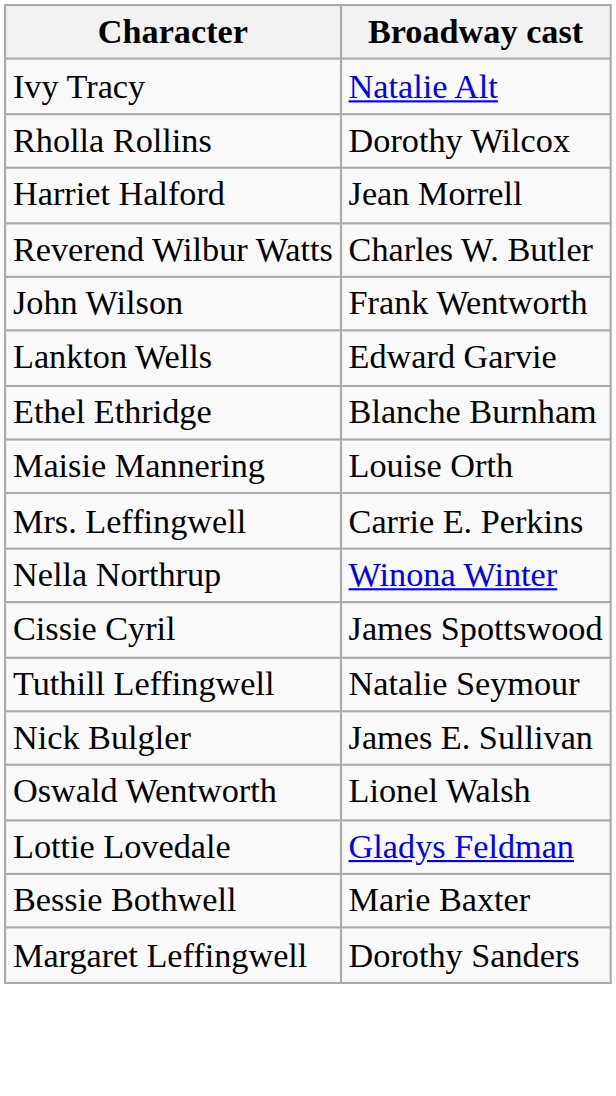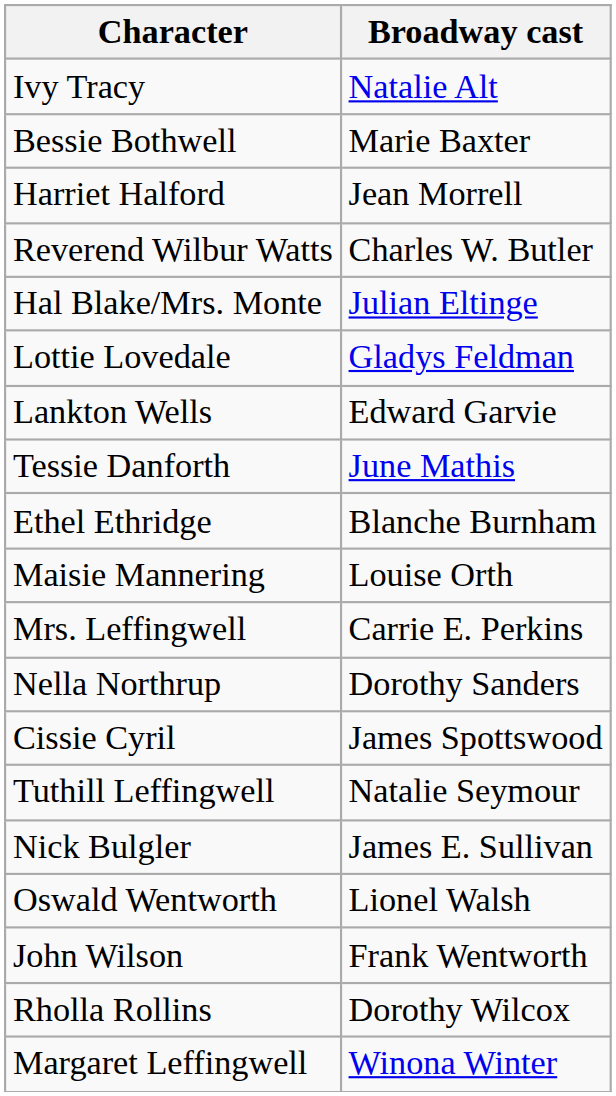rows swapped: (125, 900) <-> (112, 140)
+ row: (167, 303)
rows swapped: (122, 846) <-> (98, 303)
+ row: (122, 466)
(453, 574) Winona Winter -> (464, 683) Dorothy Sanders
(464, 954) Dorothy Sanders -> (453, 1063) Winona Winter
